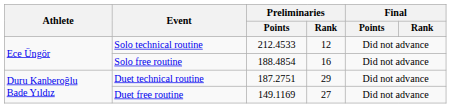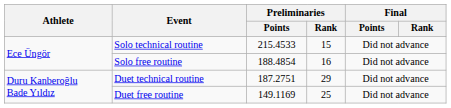(277, 45) 212.4533 -> (277, 45) 215.4533
(326, 45) 12 -> (326, 45) 15
(326, 95) 27 -> (326, 95) 25
